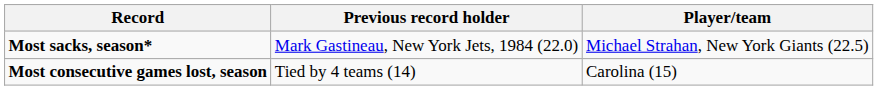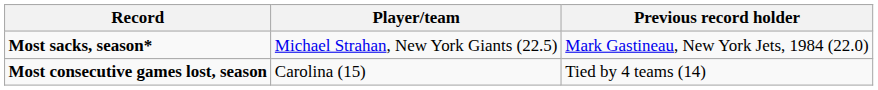columns swapped: (727, 17) <-> (427, 17)
